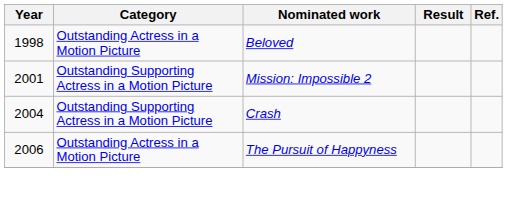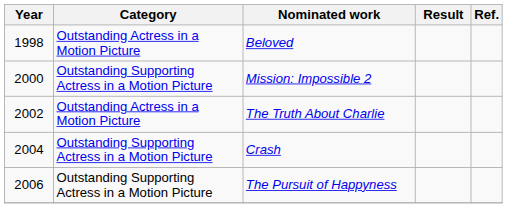(29, 78) 2001 -> (29, 78) 2000
+ row: (315, 114)
(128, 149) Outstanding Actress in a Motion Picture -> (135, 185) Outstanding Supporting Actress in a Motion Picture
